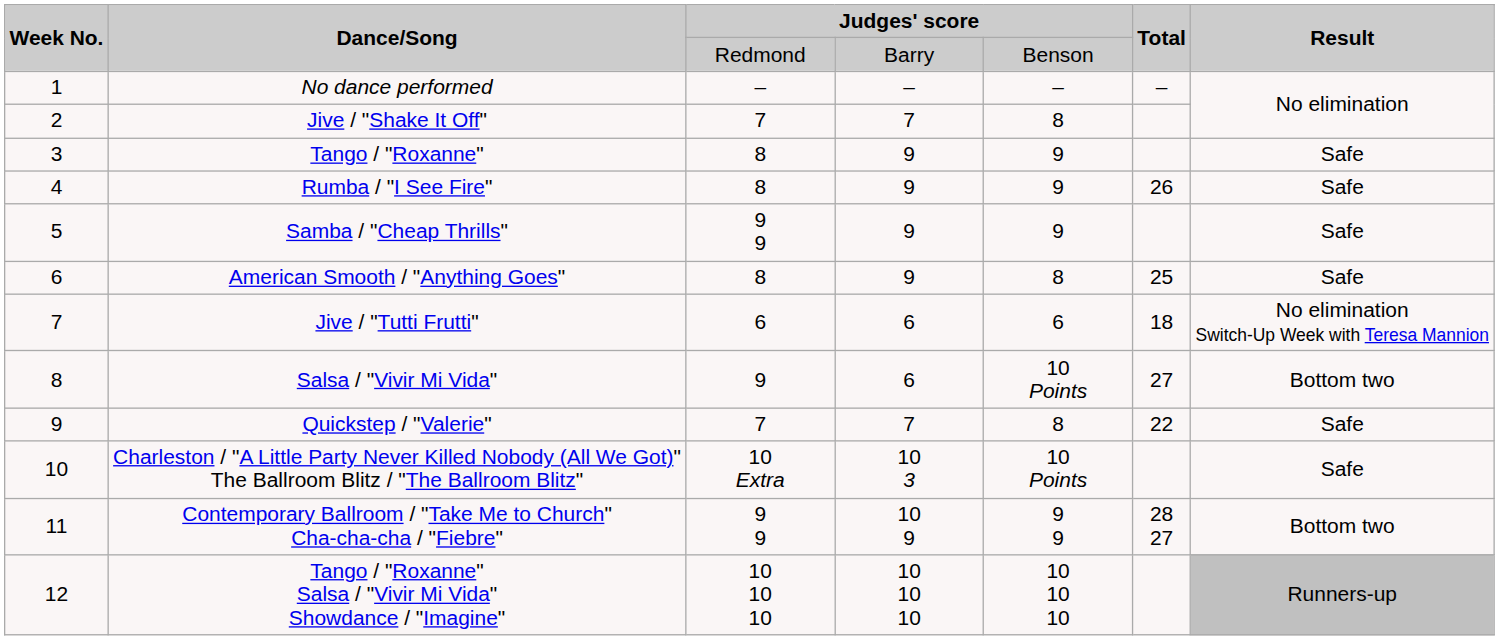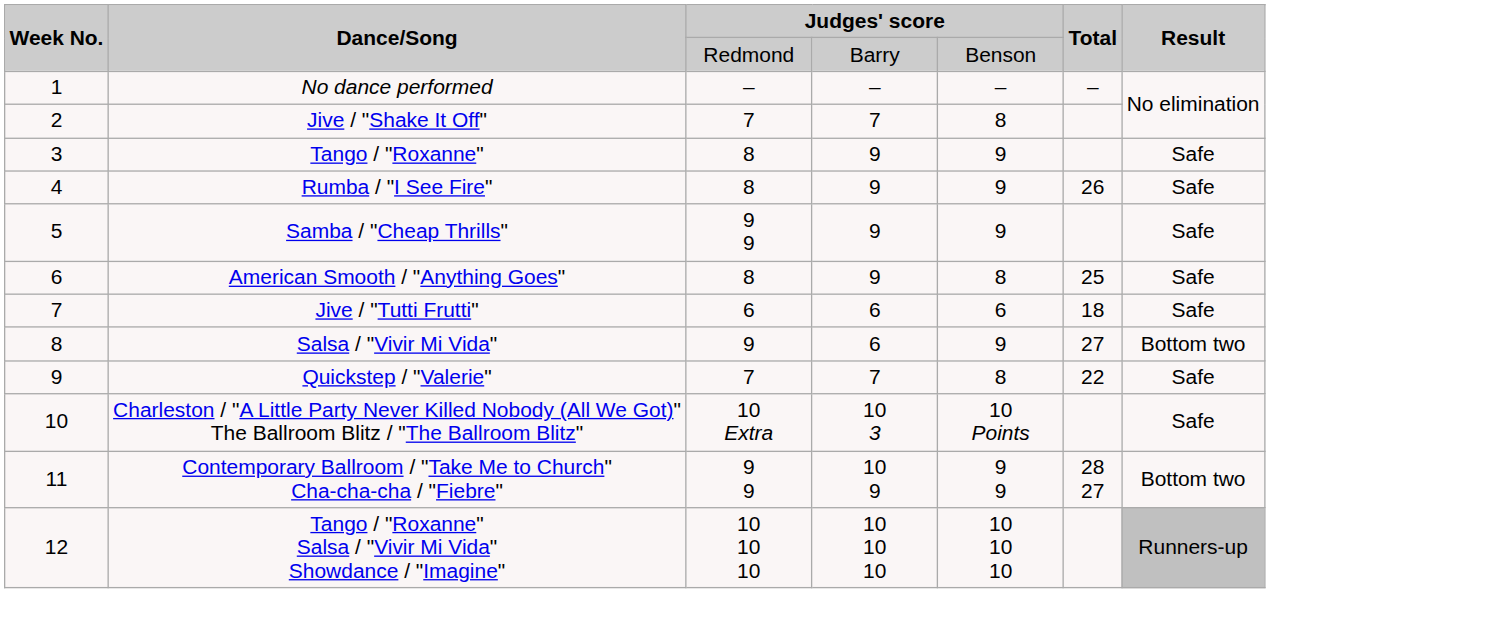(1342, 322) No elimination Switch-Up Week with Teresa Mannion -> (1193, 310) Safe
(1058, 379) 10 Points -> (1001, 343) 9
